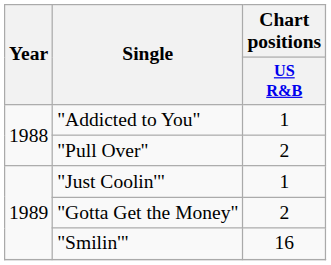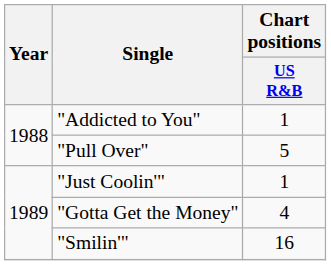(284, 150) 2 -> (284, 150) 5
(284, 212) 2 -> (284, 212) 4
